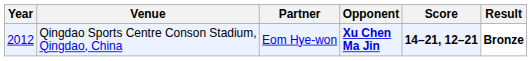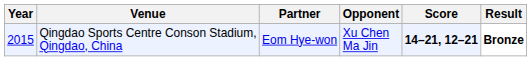(21, 40) 2012 -> (21, 40) 2015
(367, 40) bold -> (366, 40) normal
